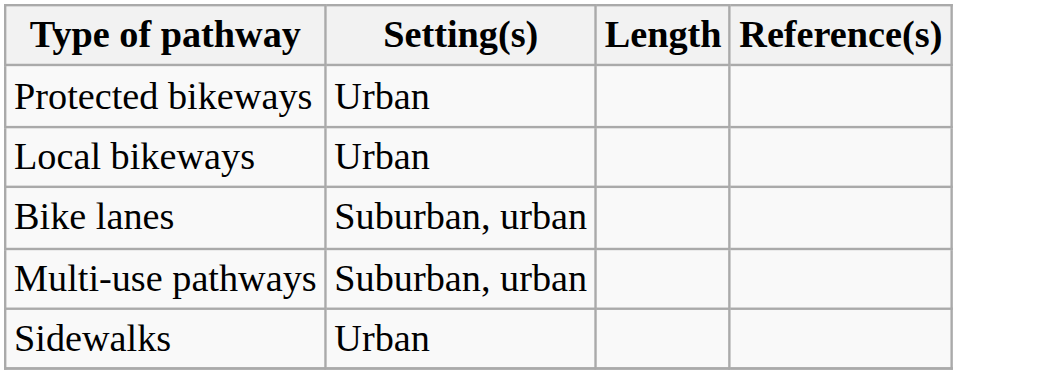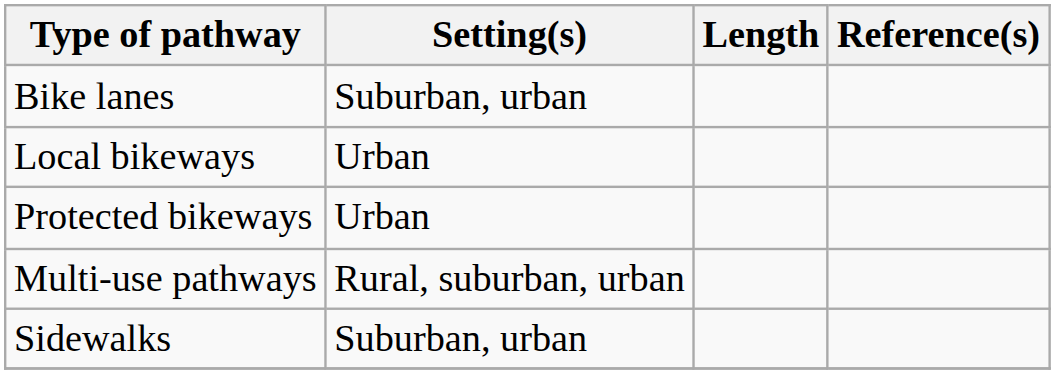rows swapped: (94, 216) <-> (163, 95)
(461, 277) Suburban, urban -> (510, 277) Rural, suburban, urban
(382, 338) Urban -> (461, 338) Suburban, urban
